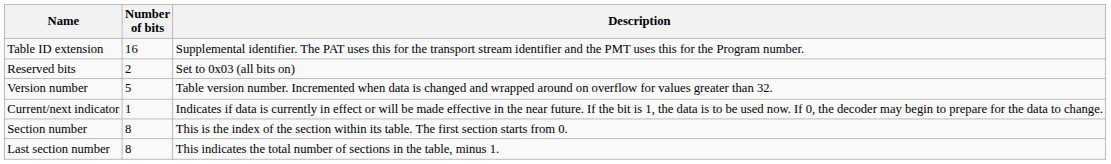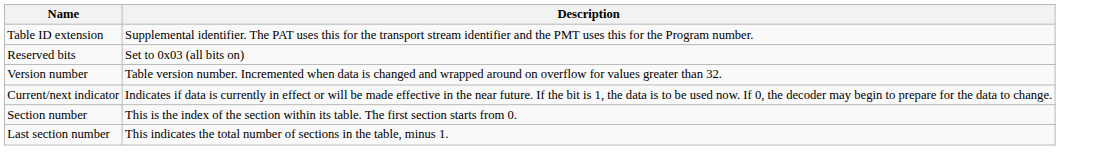- column: (148, 21)
